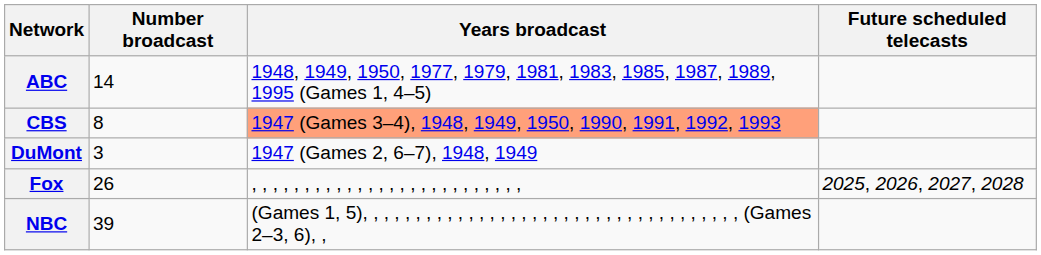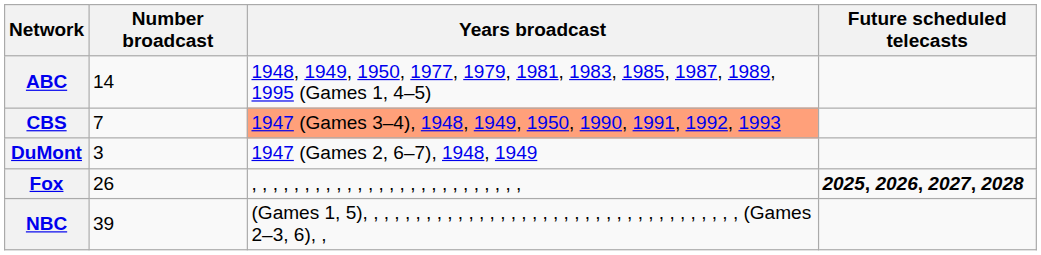(98, 122) 8 -> (98, 122) 7
(923, 183) normal -> (923, 183) bold
